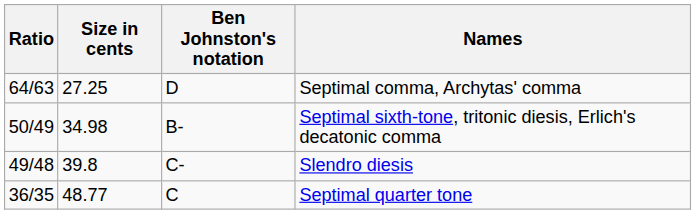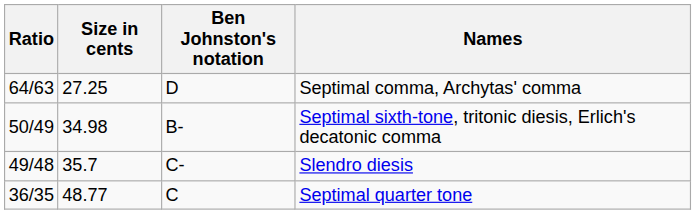(80, 165) 39.8 -> (80, 165) 35.7
